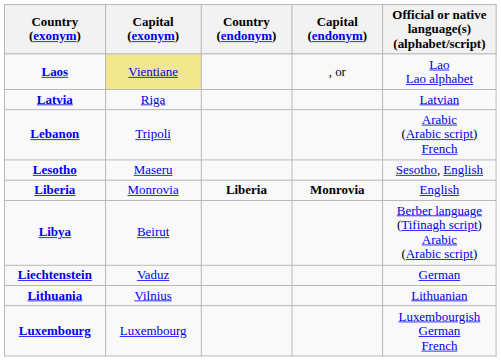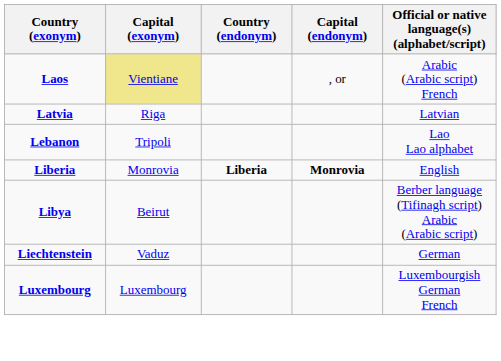(439, 71) Lao Lao alphabet -> (439, 79) Arabic (Arabic script) French
(439, 134) Arabic (Arabic script) French -> (439, 142) Lao Lao alphabet
- row: (55, 169)
- row: (55, 295)
